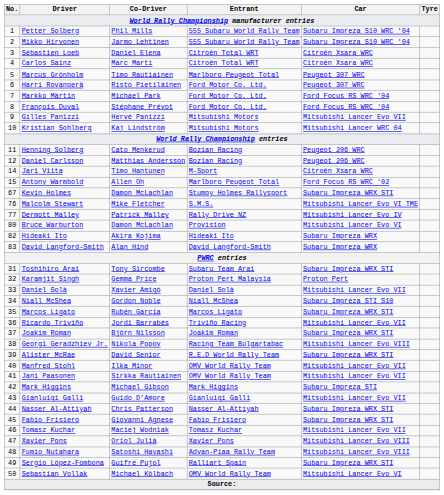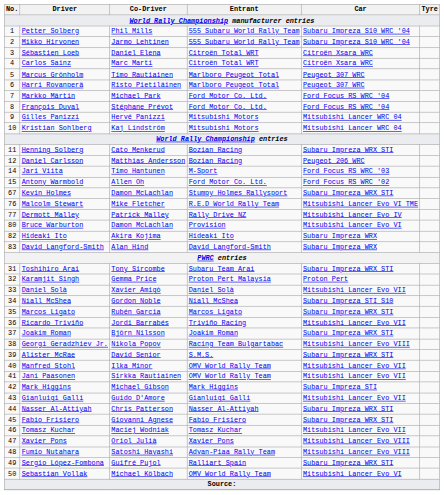(228, 85) Ford Motor Co. Ltd. -> (234, 85) Marlboro Peugeot Total
(354, 118) Mitsubishi Lancer Evo VII -> (352, 118) Mitsubishi Lancer WRC 04
(334, 150) Peugeot 206 WRC -> (348, 150) Subaru Impreza WRX STI
(338, 172) Citroën Xsara WRC -> (346, 172) Ford Focus RS WRC '03
(234, 182) Marlboro Peugeot Total -> (228, 182) Ford Motor Co. Ltd.
(201, 204) S.M.S. -> (234, 204) R.E.D World Rally Team
(234, 355) R.E.D World Rally Team -> (201, 355) S.M.S.
